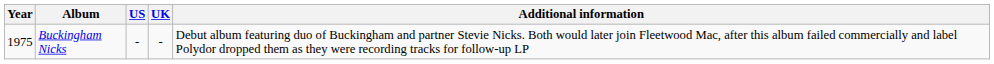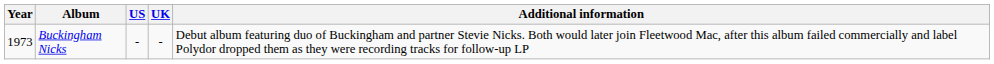(20, 41) 1975 -> (20, 41) 1973
